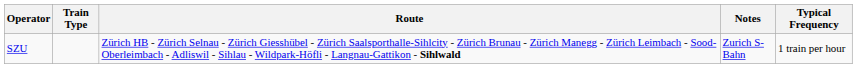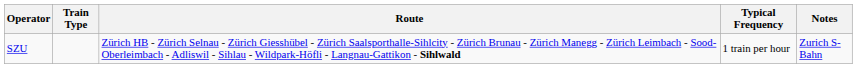columns swapped: (814, 19) <-> (748, 19)
